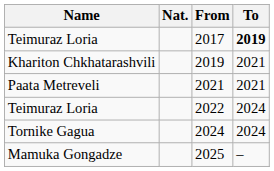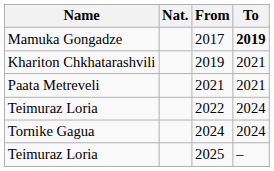(53, 39) Teimuraz Loria -> (65, 39) Mamuka Gongadze
(65, 154) Mamuka Gongadze -> (53, 154) Teimuraz Loria
